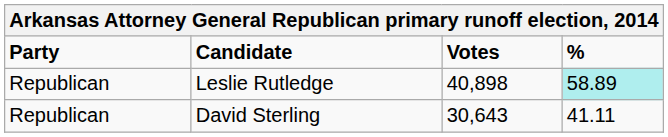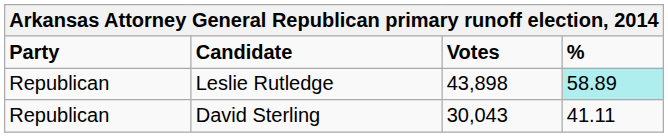(477, 83) 40,898 -> (477, 83) 43,898
(477, 115) 30,643 -> (477, 115) 30,043
